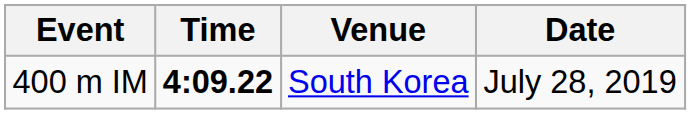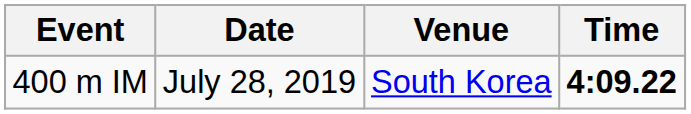columns swapped: (218, 30) <-> (580, 30)
